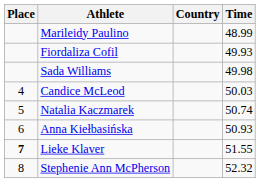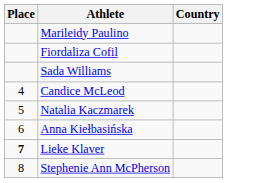- column: (239, 14)
